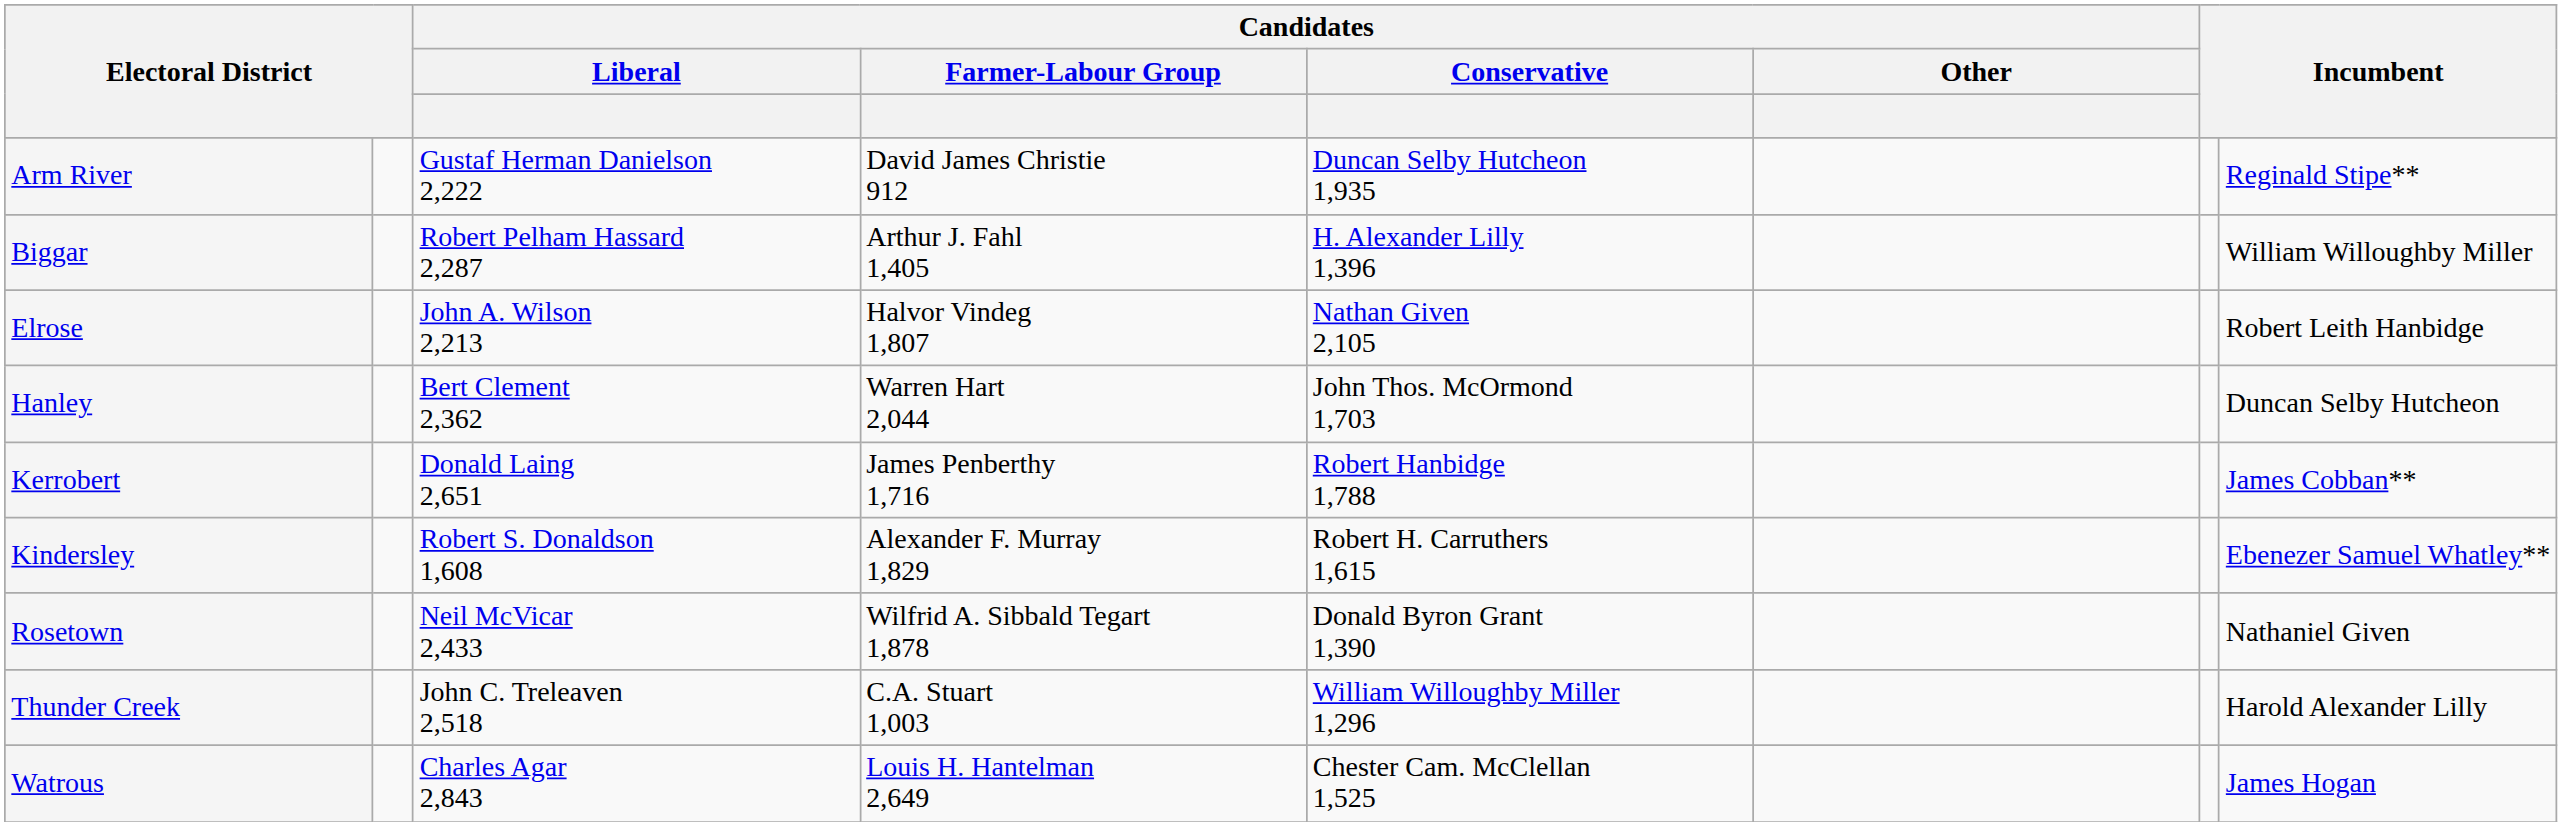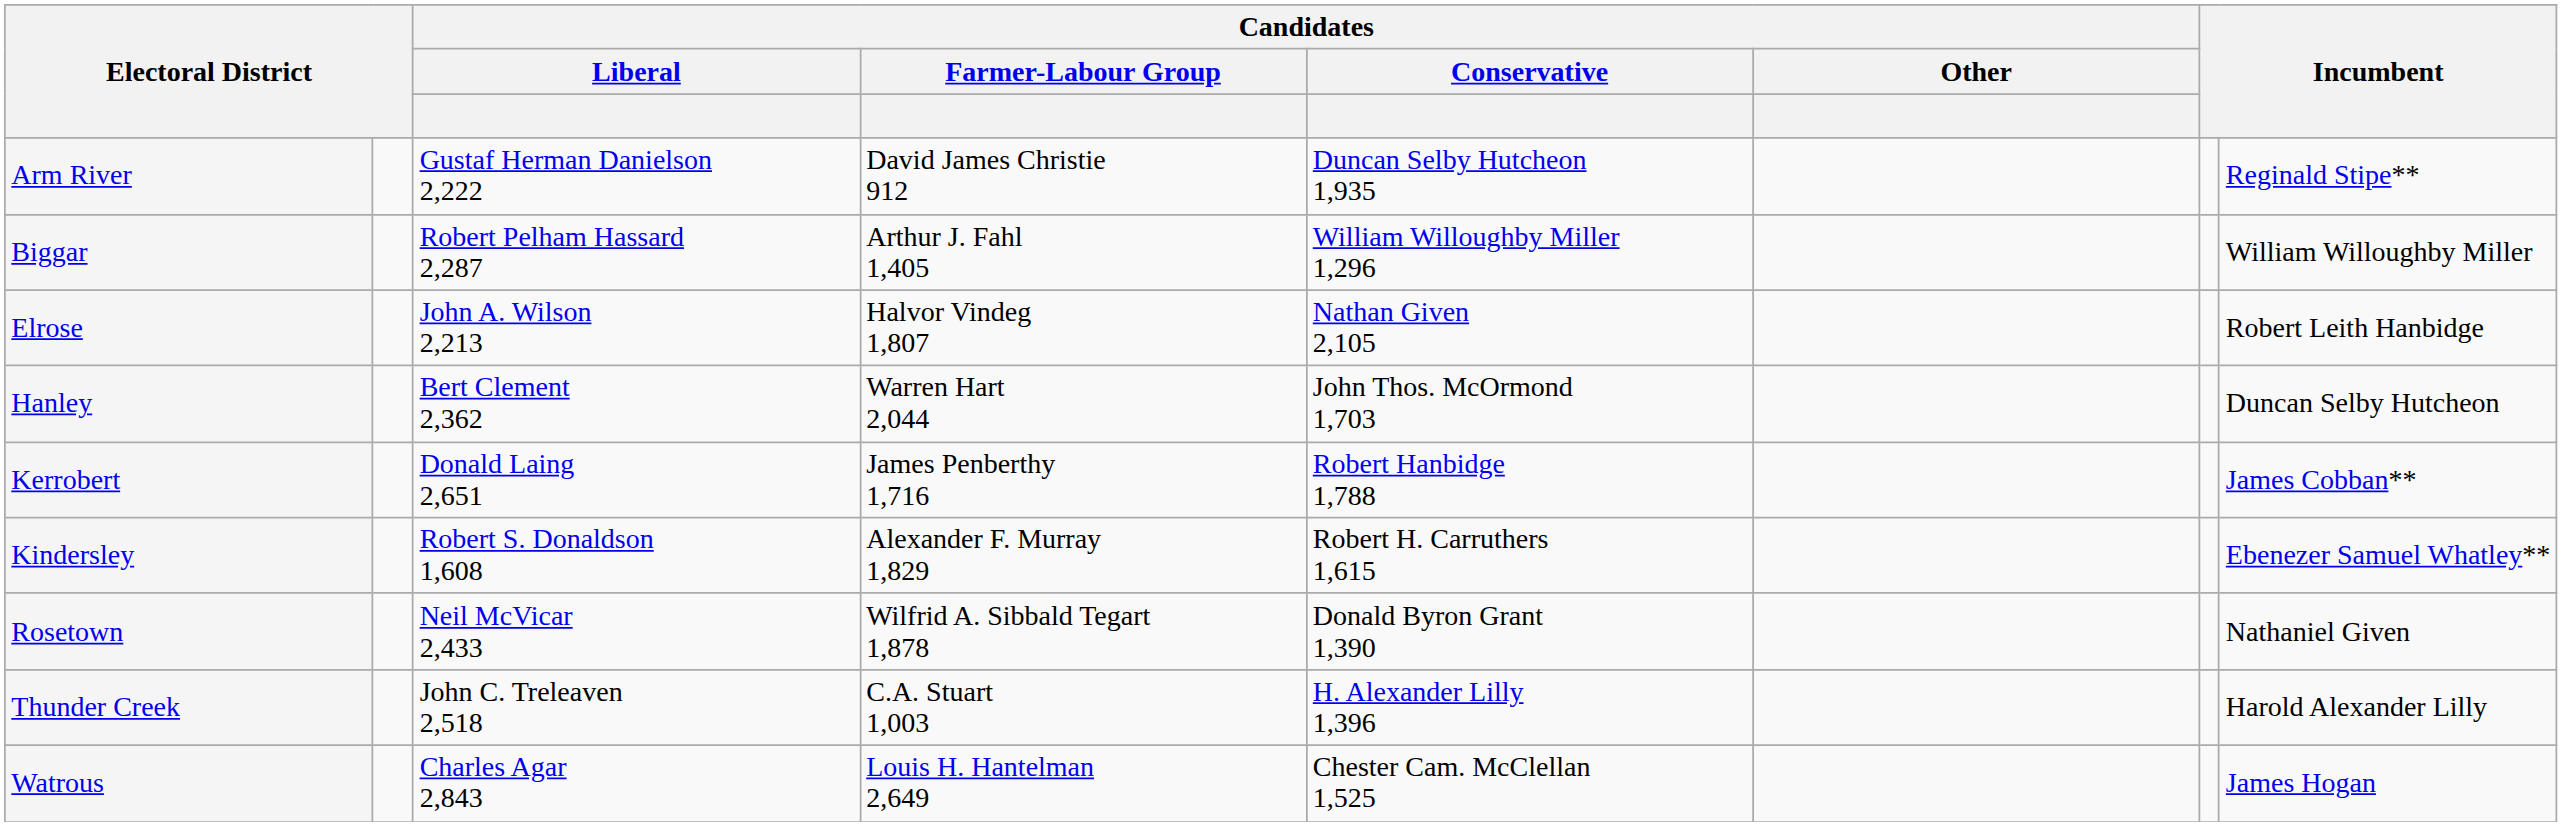(1418, 251) H. Alexander Lilly 1,396 -> (1466, 251) William Willoughby Miller 1,296
(1466, 707) William Willoughby Miller 1,296 -> (1418, 707) H. Alexander Lilly 1,396
